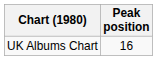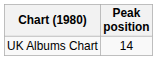(126, 45) 16 -> (126, 45) 14
